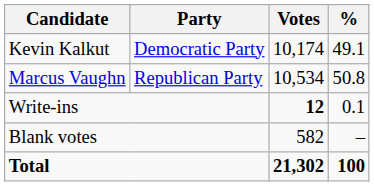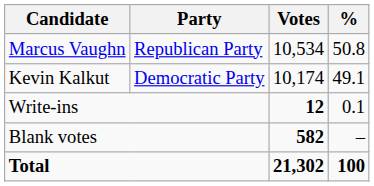rows swapped: (67, 78) <-> (59, 48)
(310, 136) normal -> (310, 136) bold
